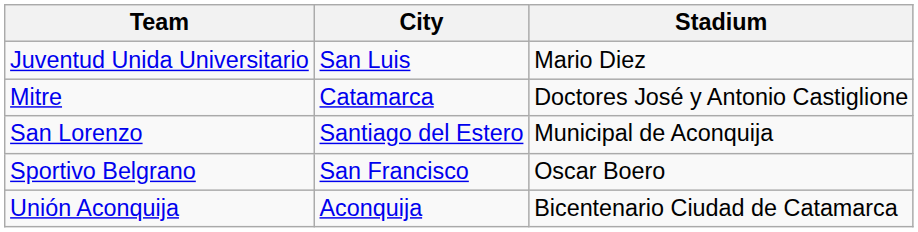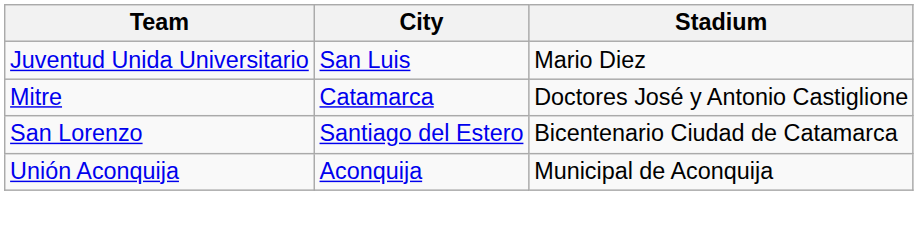(654, 134) Municipal de Aconquija -> (716, 134) Bicentenario Ciudad de Catamarca
- row: (103, 171)
(716, 208) Bicentenario Ciudad de Catamarca -> (654, 171) Municipal de Aconquija
